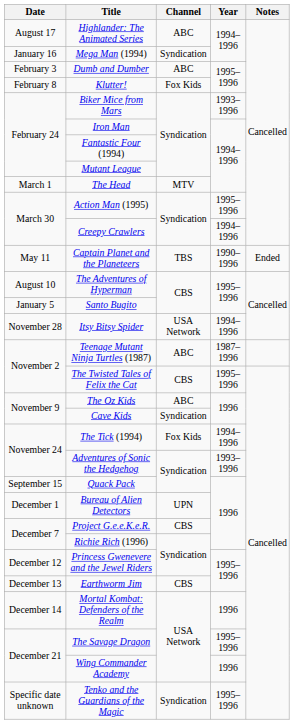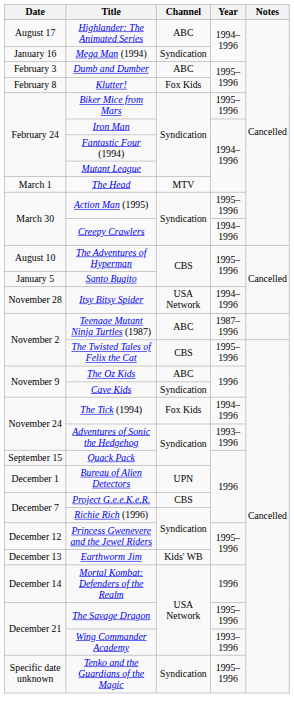(228, 106) 1993–1996 -> (228, 106) 1995–1996
- row: (111, 258)
(183, 583) CBS -> (183, 557) Kids' WB
(228, 668) 1996 -> (228, 642) 1993–1996
